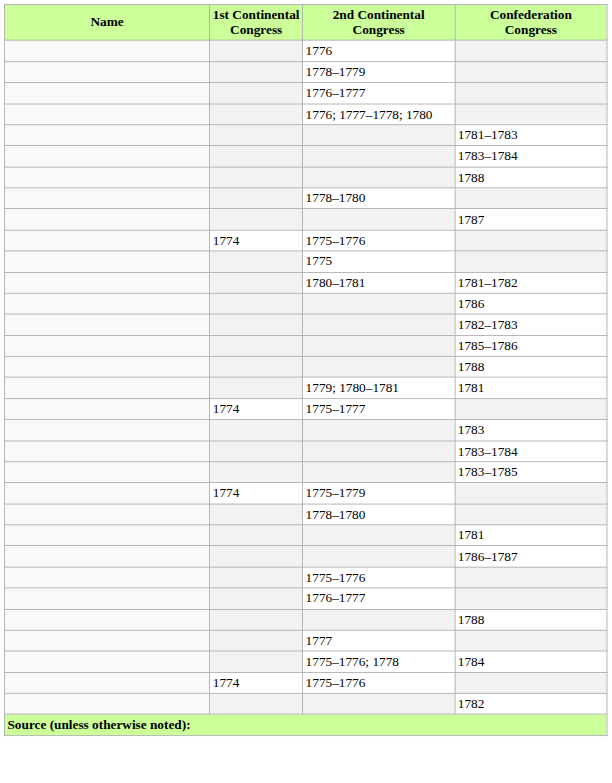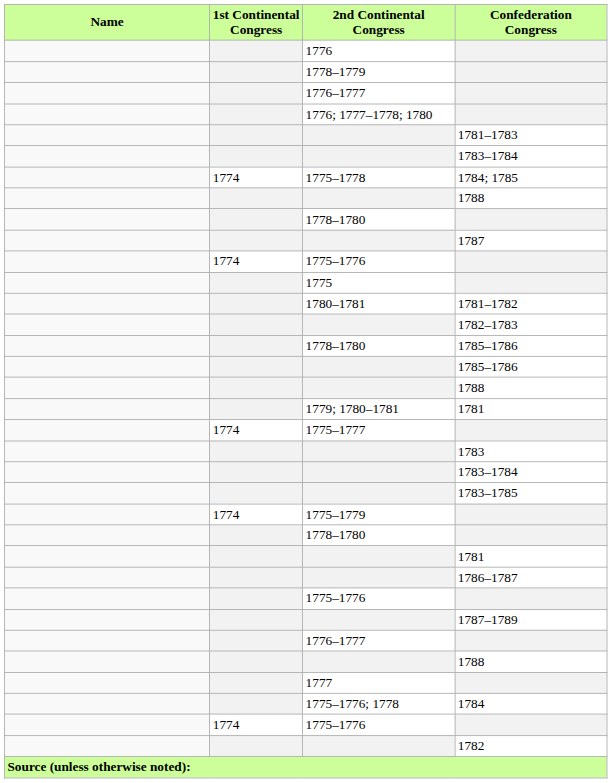+ row: (335, 177)
- row: (379, 304)
+ row: (335, 345)
+ row: (379, 620)
